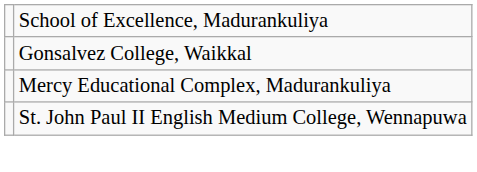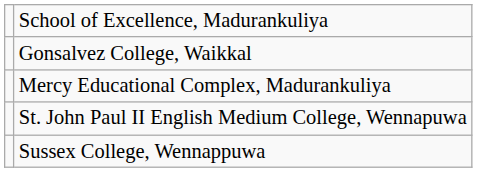+ row: (142, 150)
